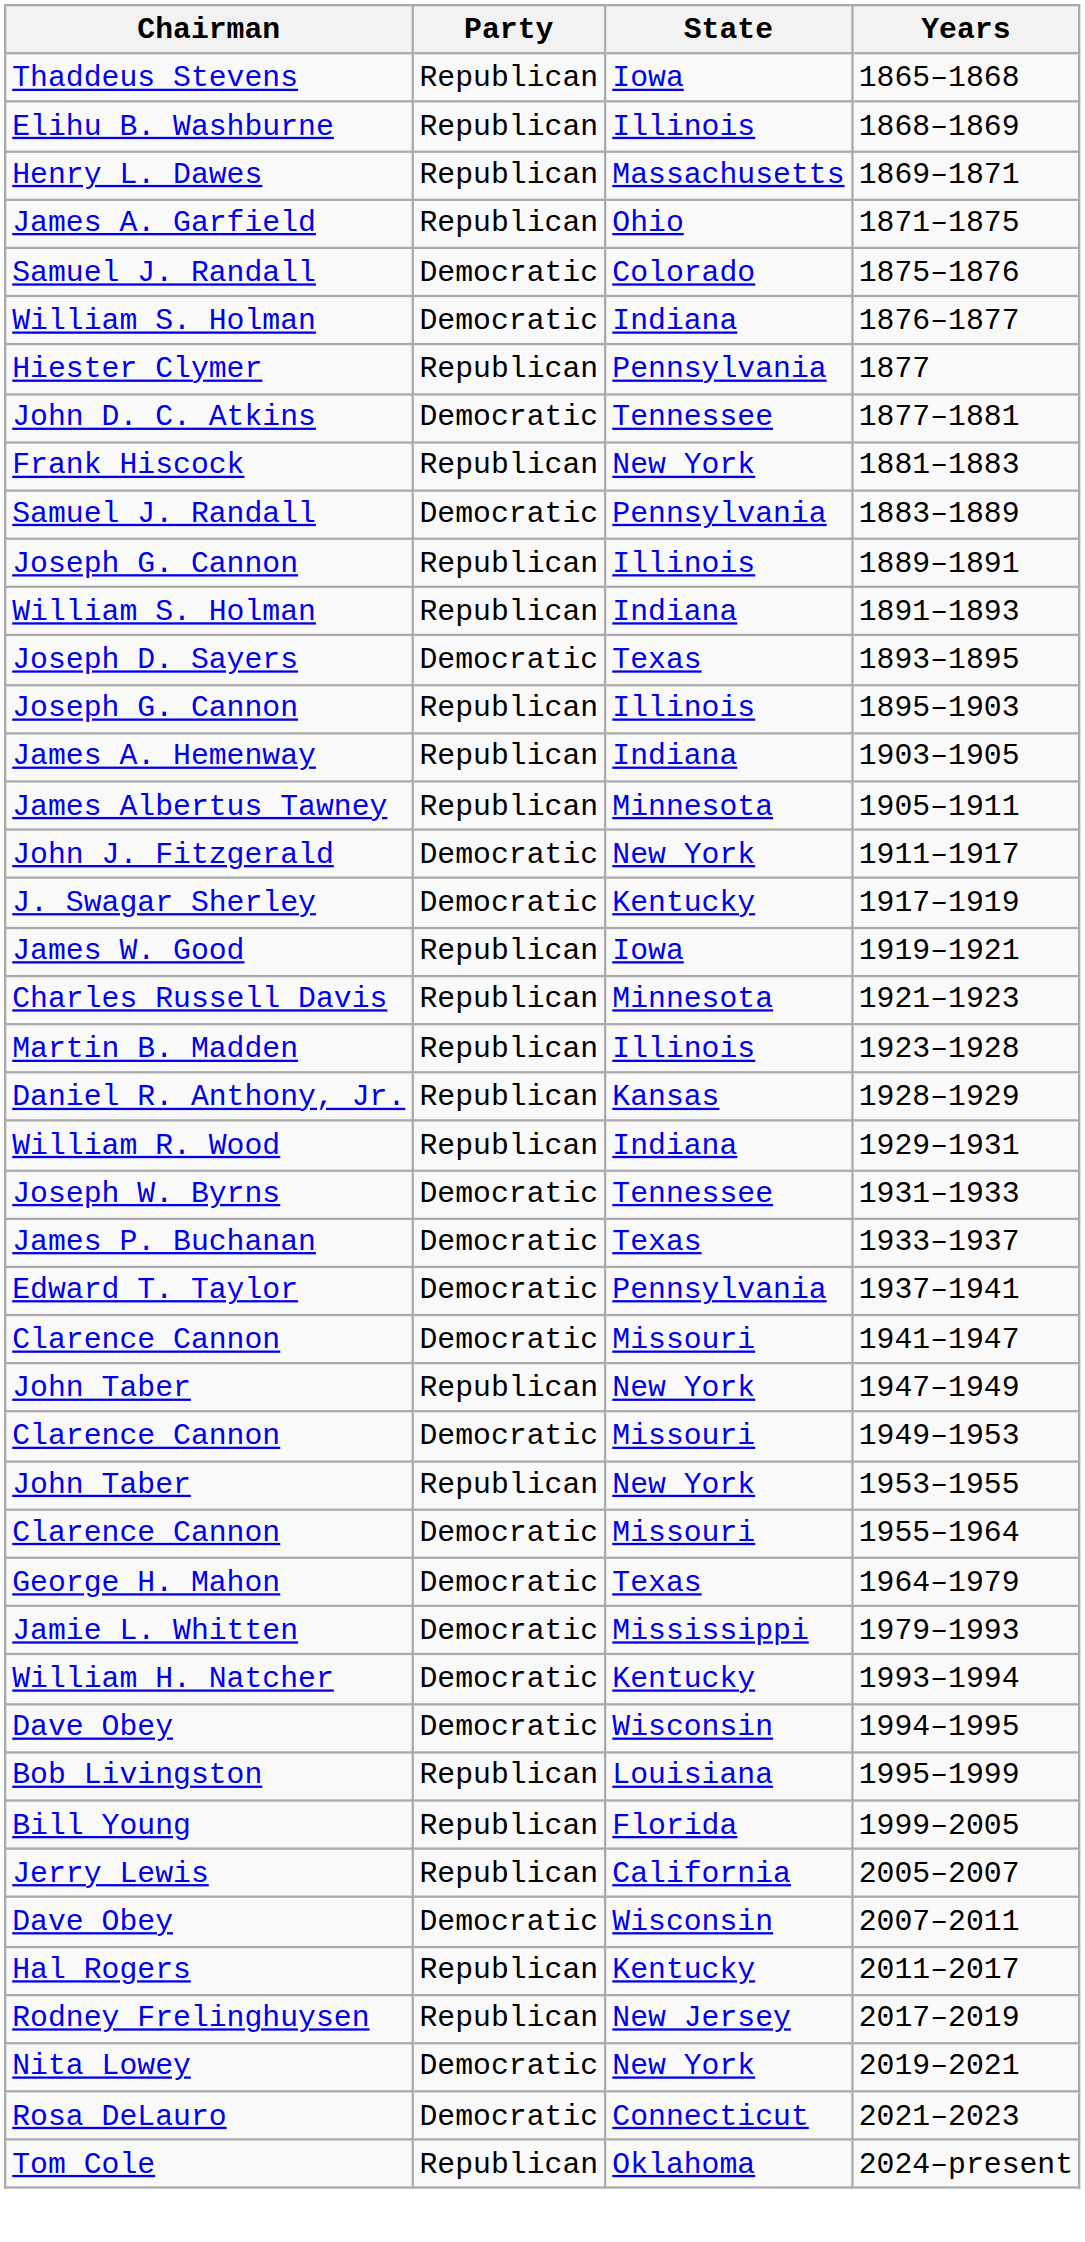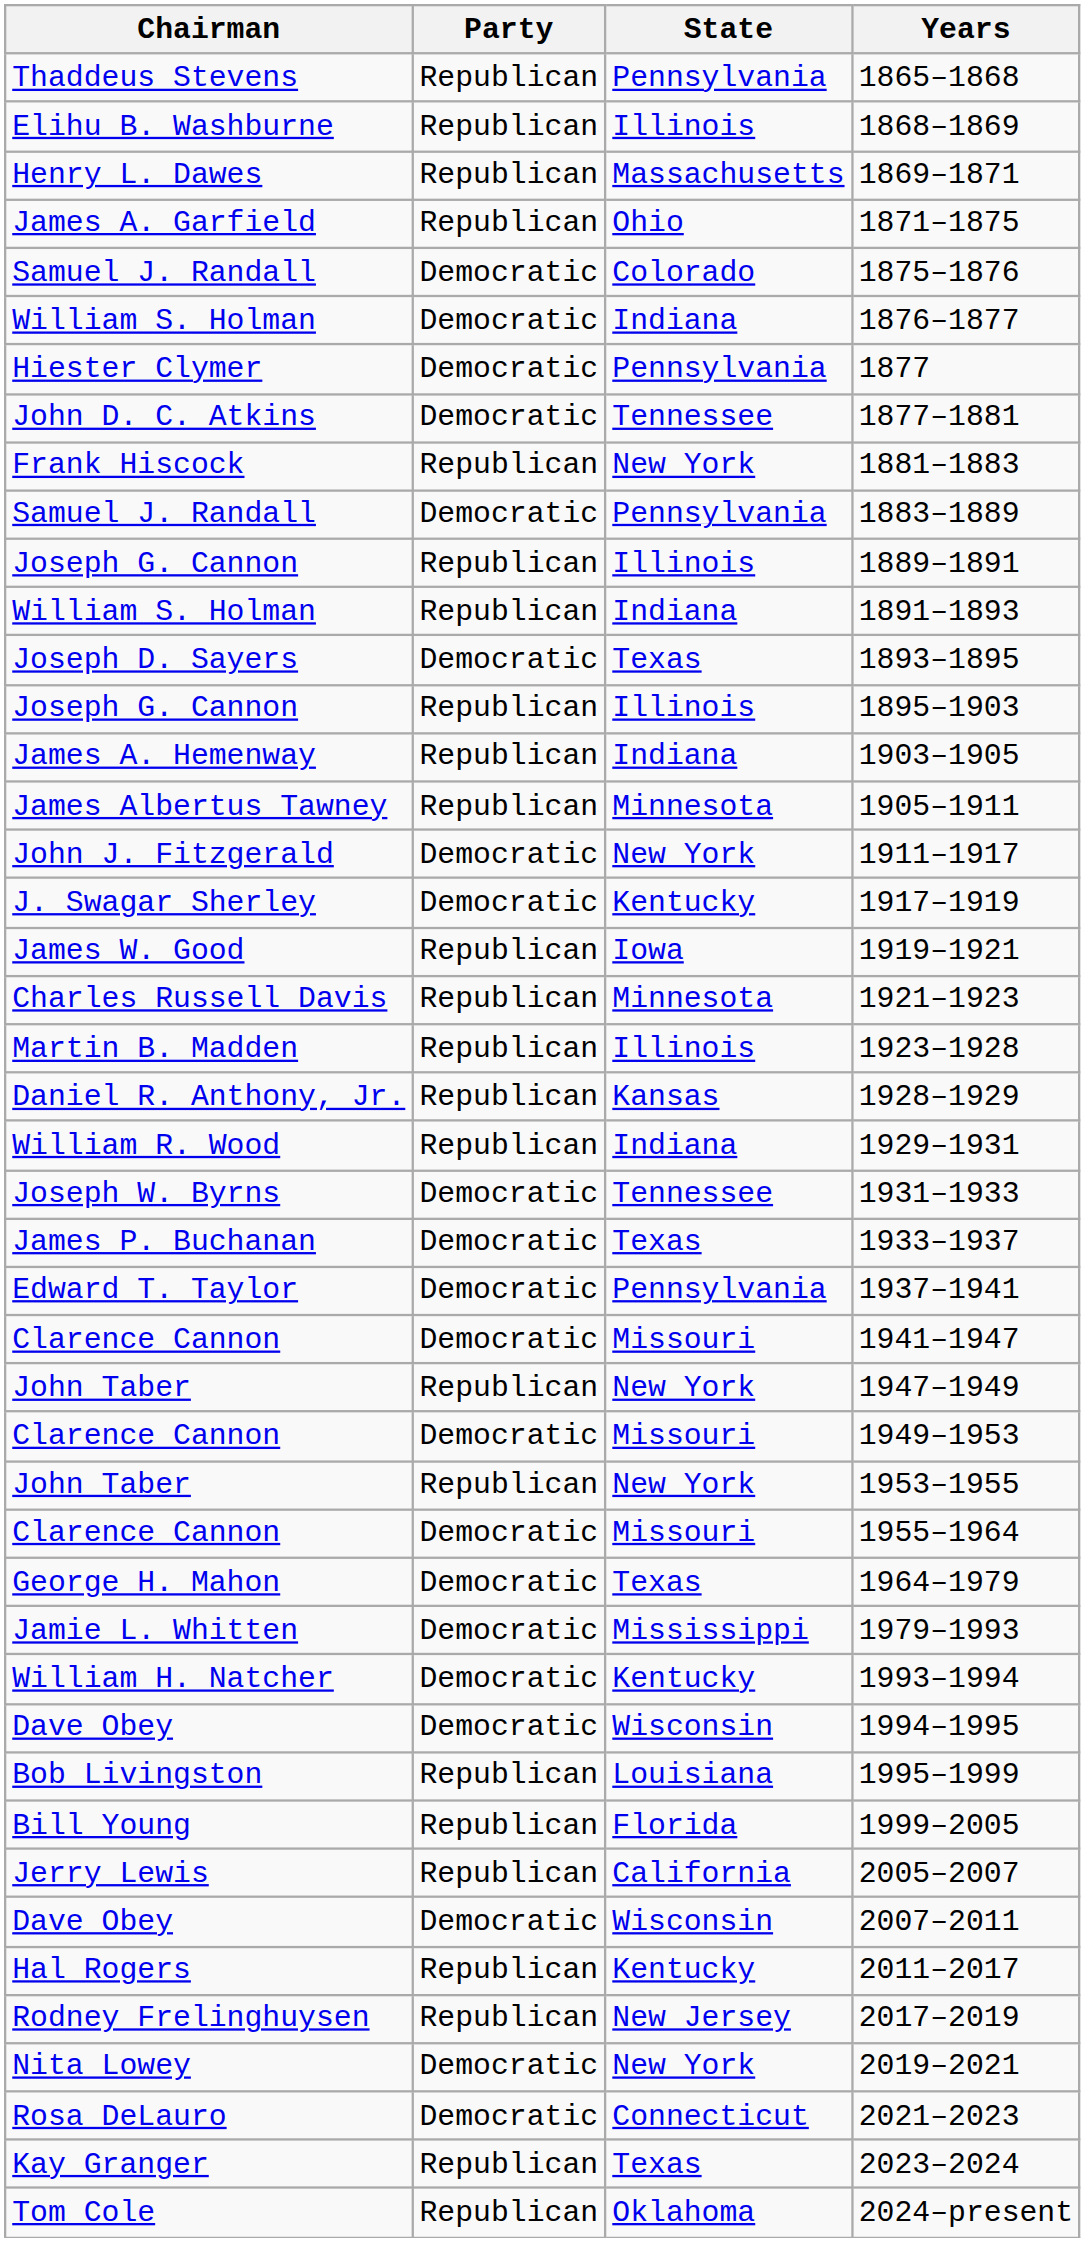(648, 78) Iowa -> (719, 78) Pennsylvania
(509, 369) Republican -> (509, 369) Democratic
+ row: (939, 2164)
